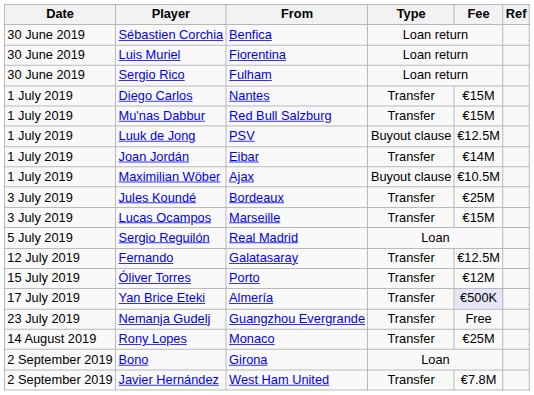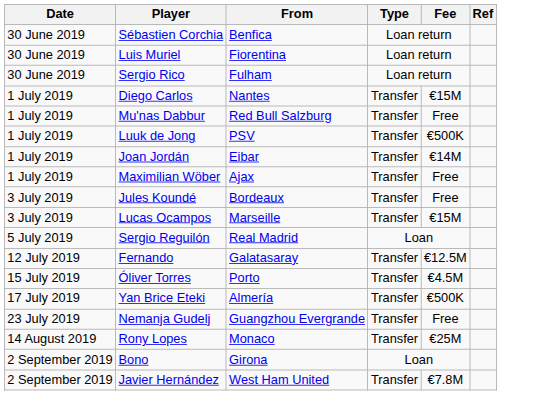(479, 116) €15M -> (445, 116) Free
(411, 136) Buyout clause -> (394, 136) Transfer
(479, 136) €12.5M -> (445, 136) €500K
(411, 177) Buyout clause -> (394, 177) Transfer
(479, 177) €10.5M -> (445, 177) Free
(479, 197) €25M -> (445, 197) Free
(479, 278) €12M -> (445, 278) €4.5M
(479, 298) lavender background -> (445, 298) no background
